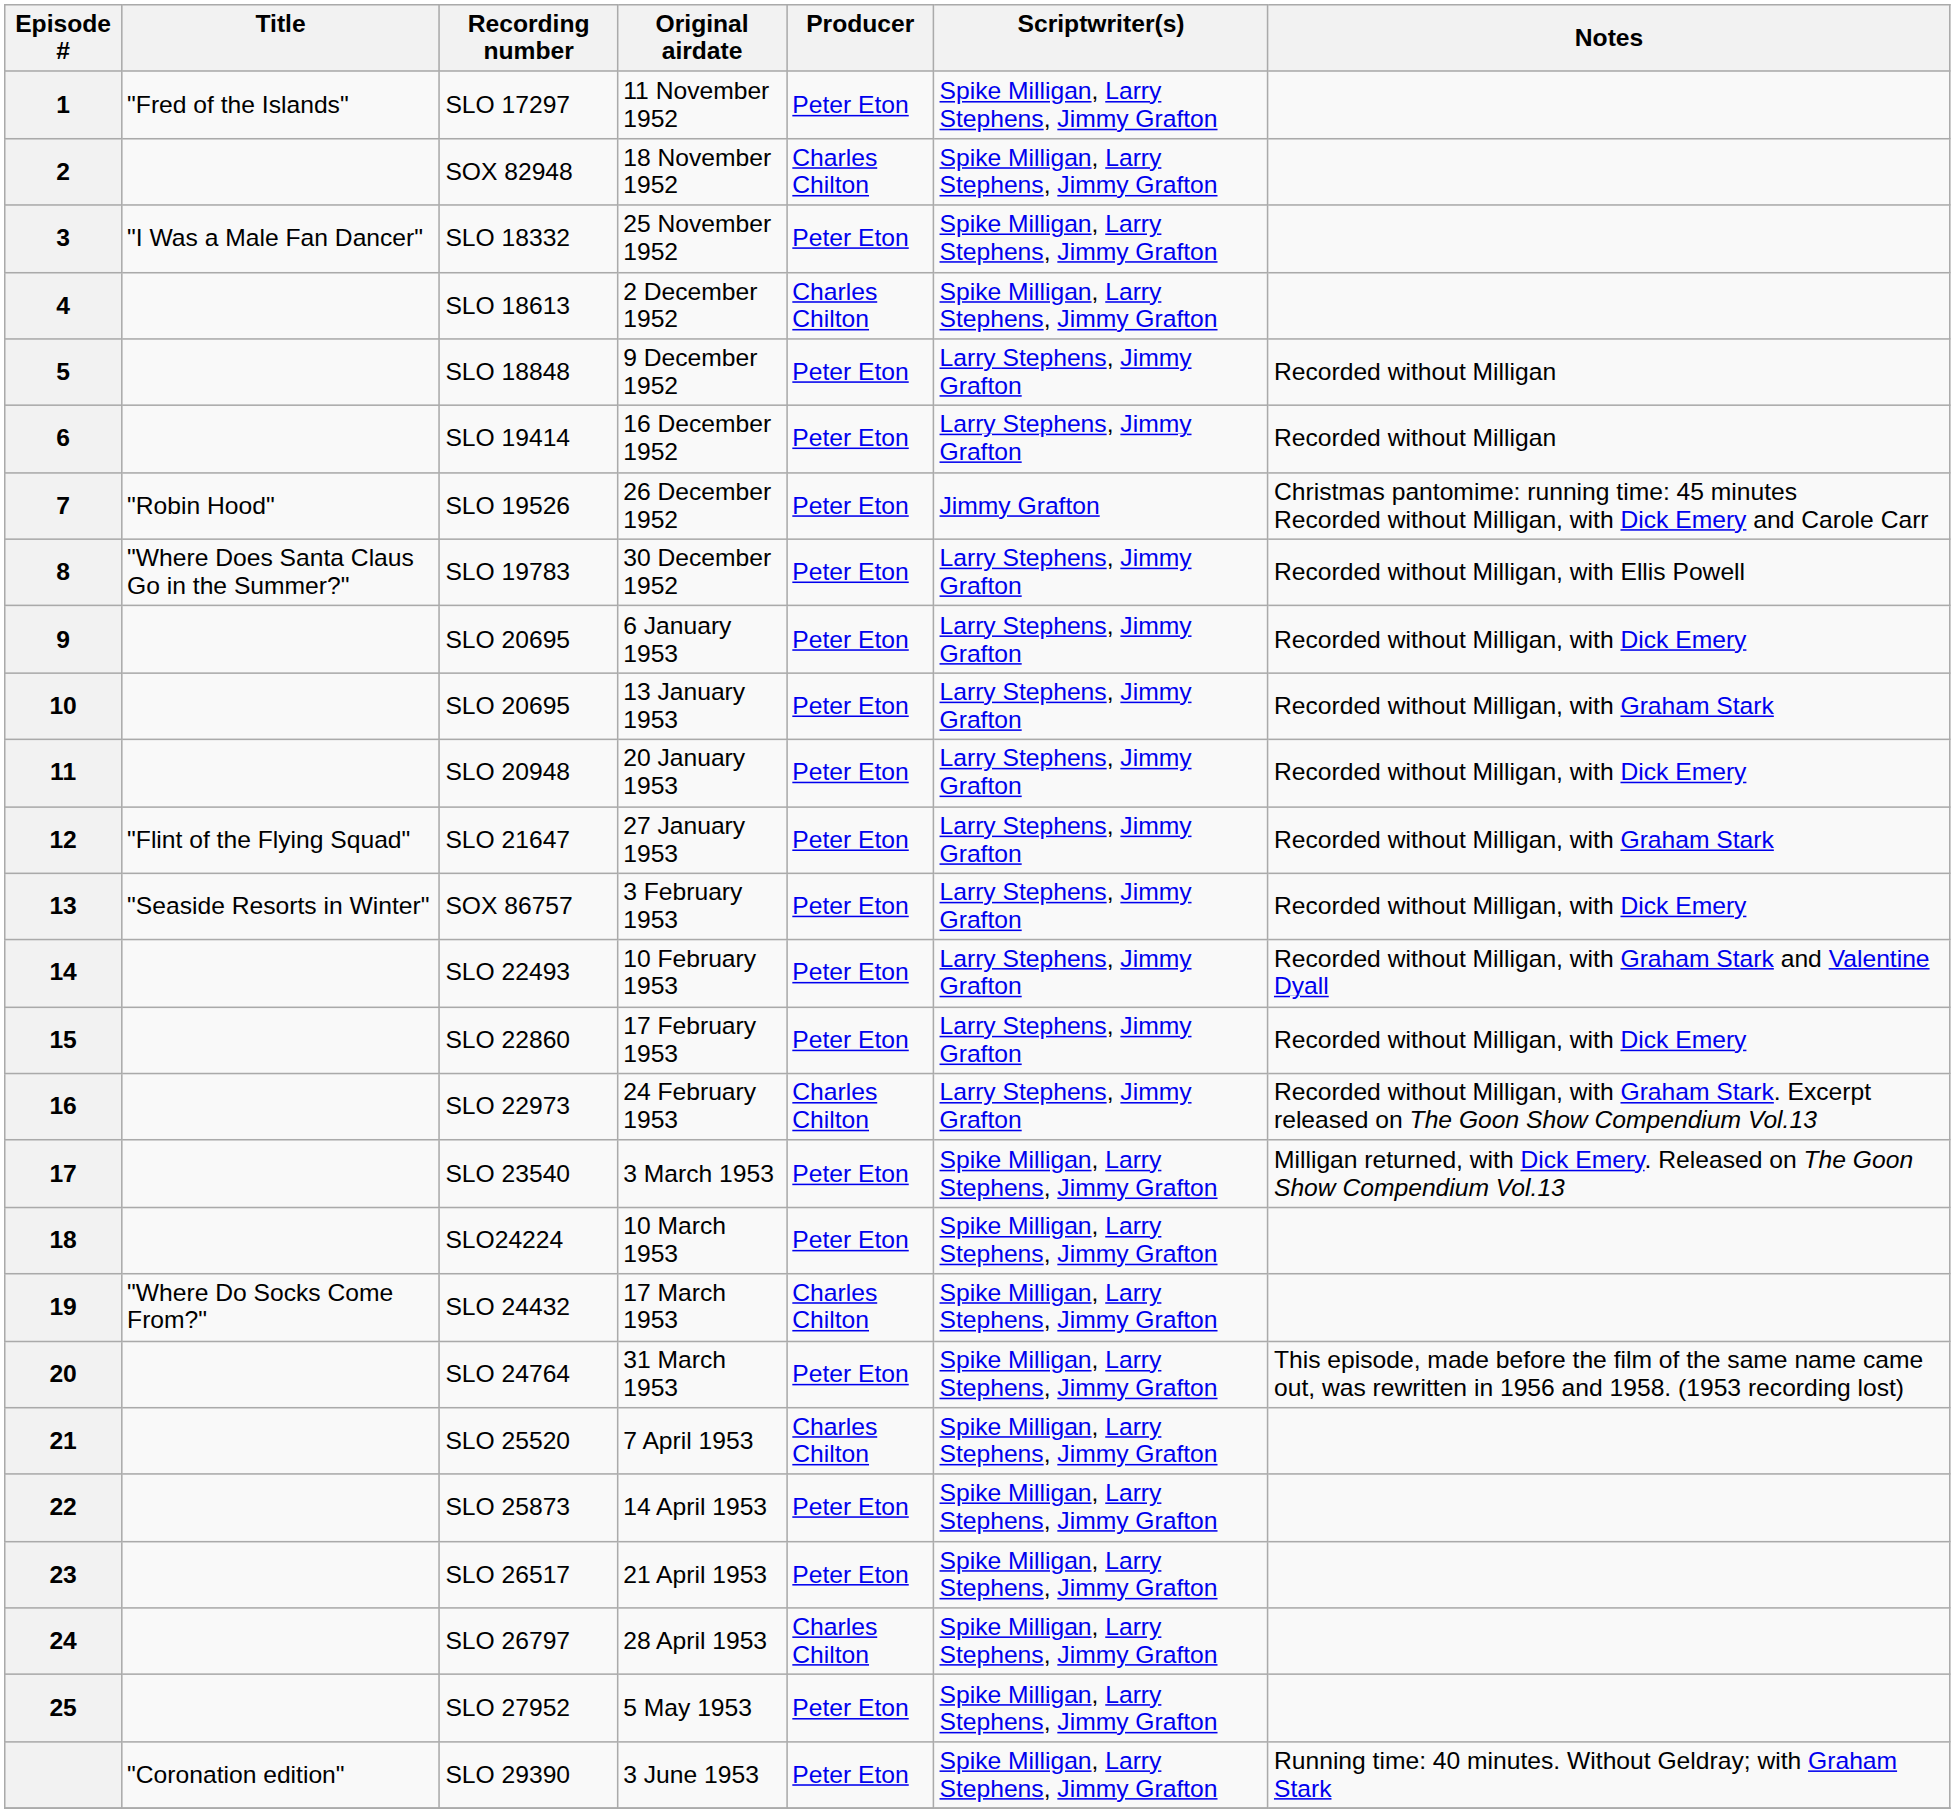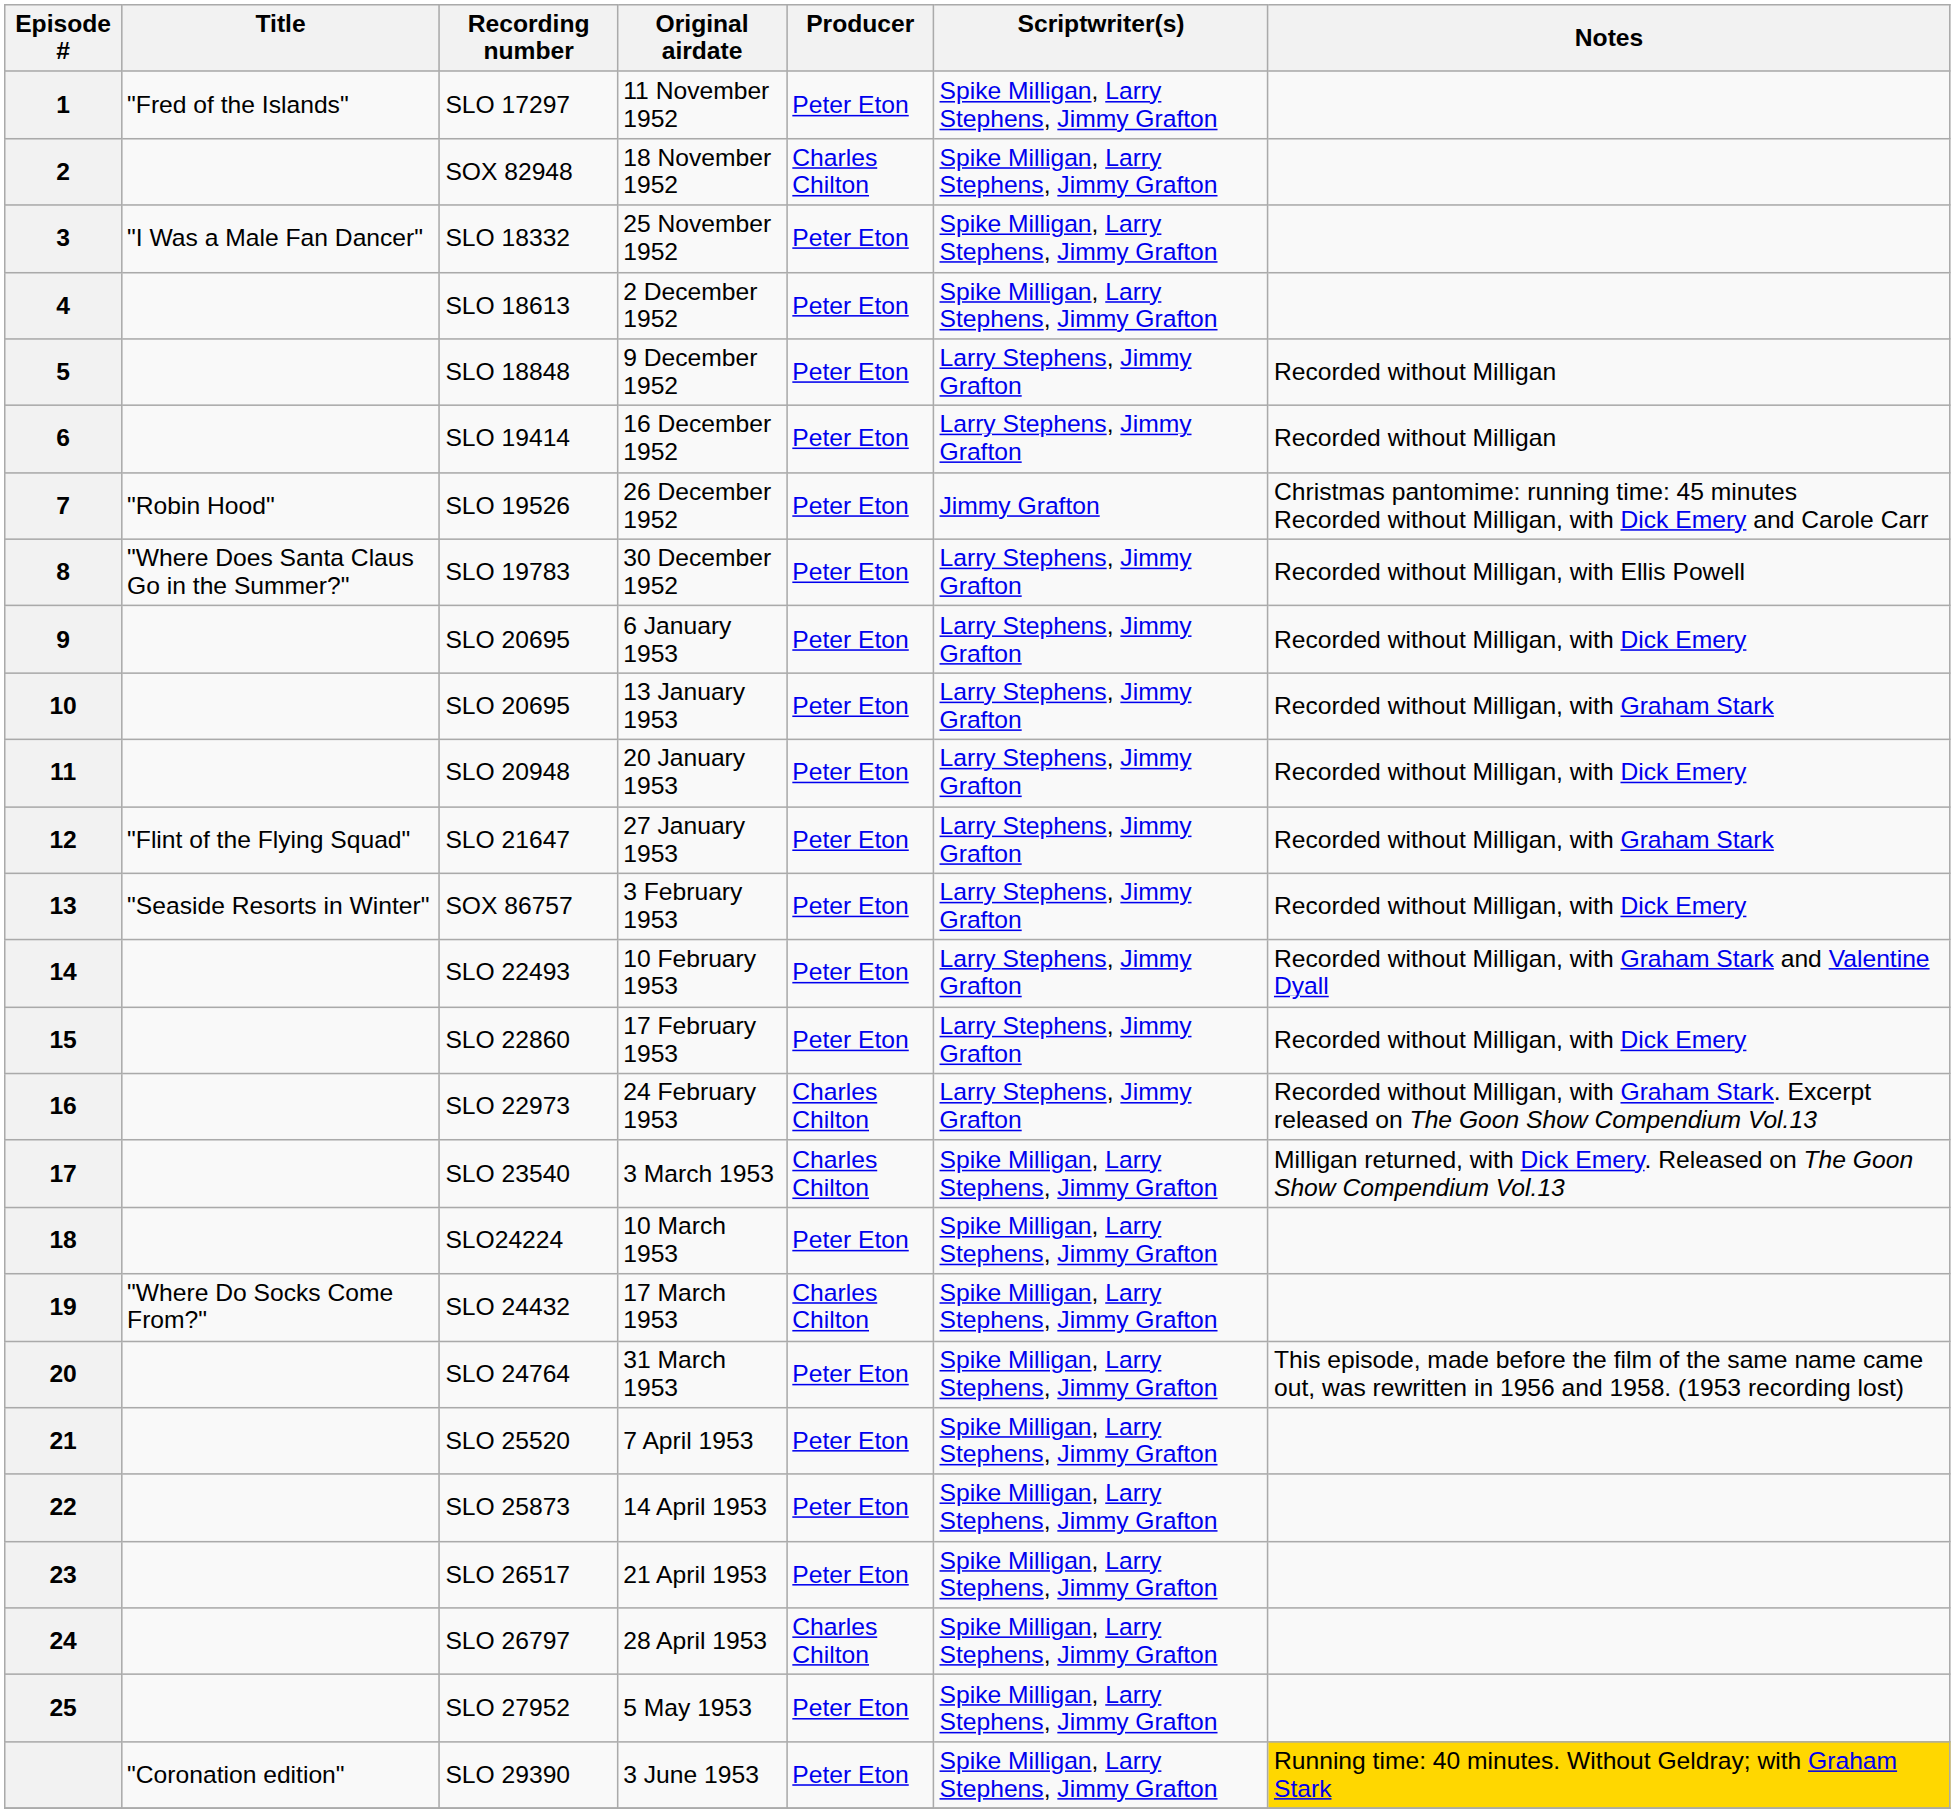(835, 305) Charles Chilton -> (851, 305) Peter Eton
(851, 1173) Peter Eton -> (835, 1173) Charles Chilton
(835, 1440) Charles Chilton -> (851, 1440) Peter Eton
(1586, 1774) no background -> (1586, 1774) gold background
